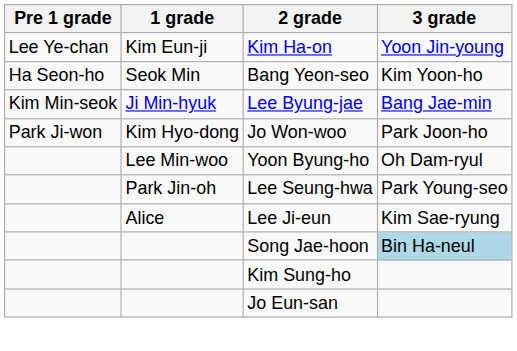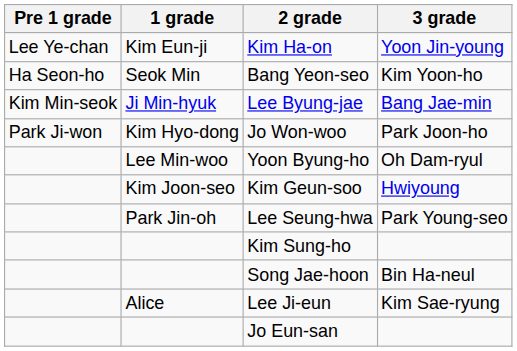+ row: (305, 189)
rows swapped: (289, 217) <-> (299, 274)
(428, 246) lightblue background -> (428, 274) no background
